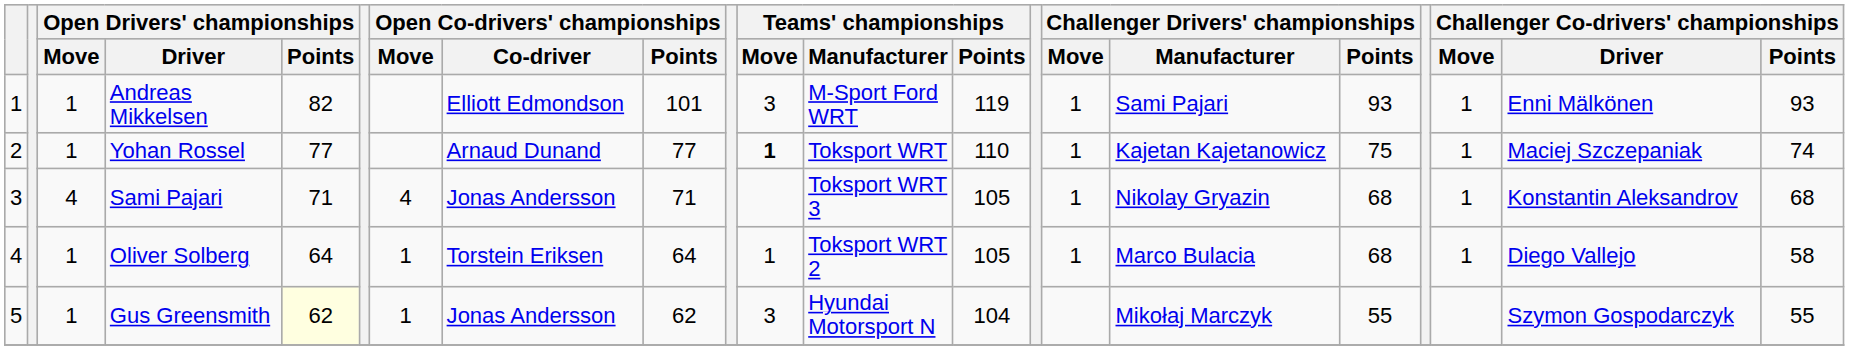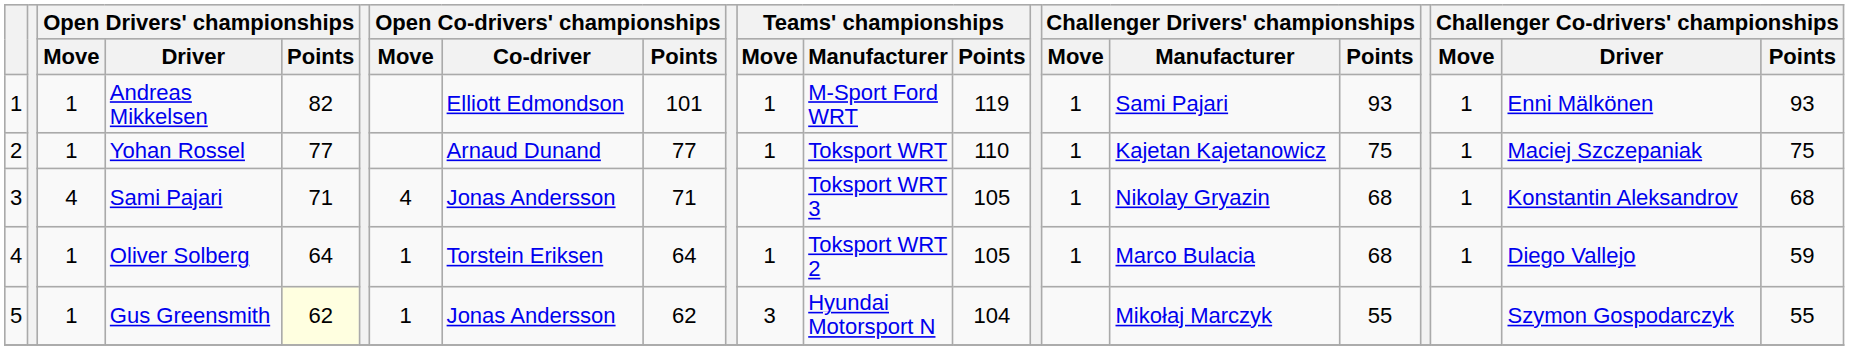(770, 103) 3 -> (770, 103) 1
(770, 150) bold -> (770, 150) normal
(1802, 150) 74 -> (1802, 150) 75
(1802, 256) 58 -> (1802, 256) 59
